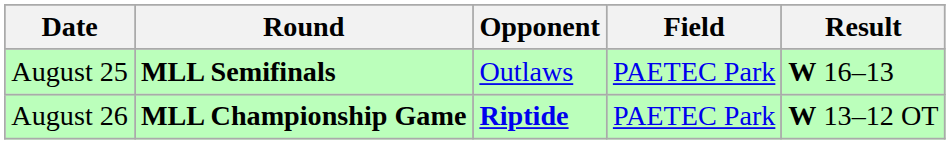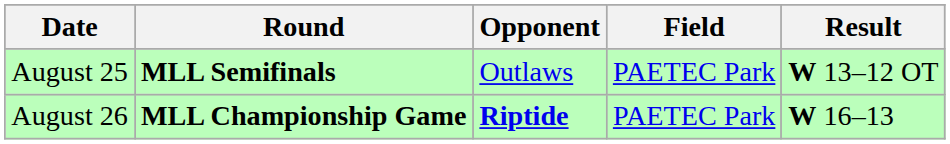(841, 71) W 16–13 -> (863, 71) W 13–12 OT
(863, 116) W 13–12 OT -> (841, 116) W 16–13
